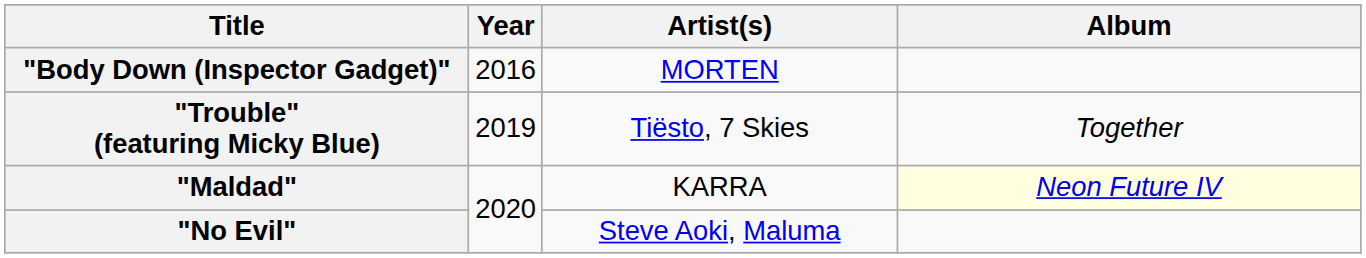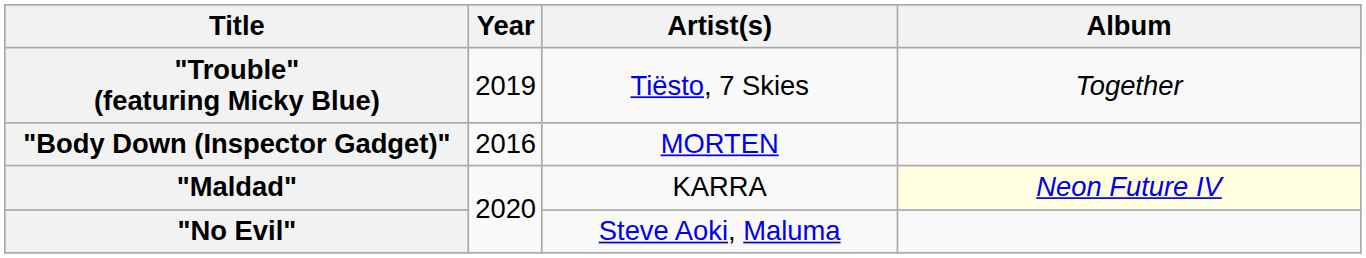rows swapped: (237, 69) <-> (237, 128)
